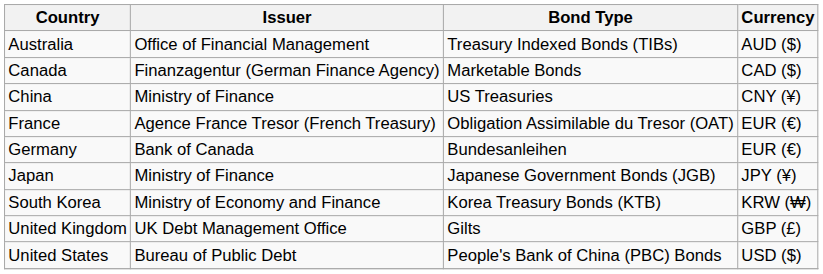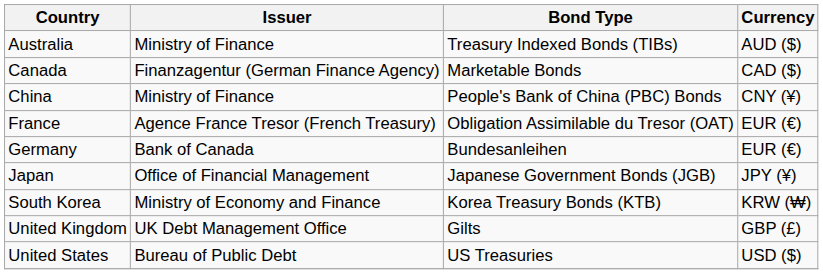(252, 44) Office of Financial Management -> (204, 44) Ministry of Finance
(500, 96) US Treasuries -> (584, 96) People's Bank of China (PBC) Bonds
(204, 176) Ministry of Finance -> (252, 176) Office of Financial Management
(584, 255) People's Bank of China (PBC) Bonds -> (500, 255) US Treasuries
